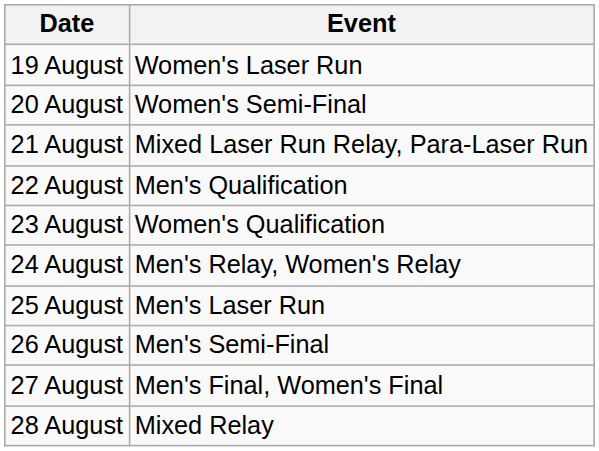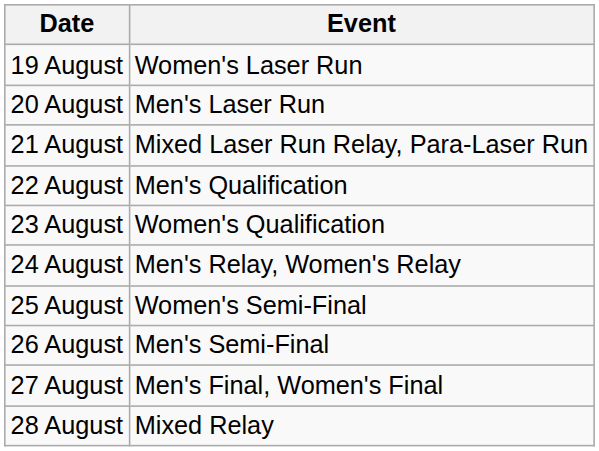(251, 104) Women's Semi-Final -> (230, 104) Men's Laser Run
(230, 305) Men's Laser Run -> (251, 305) Women's Semi-Final
